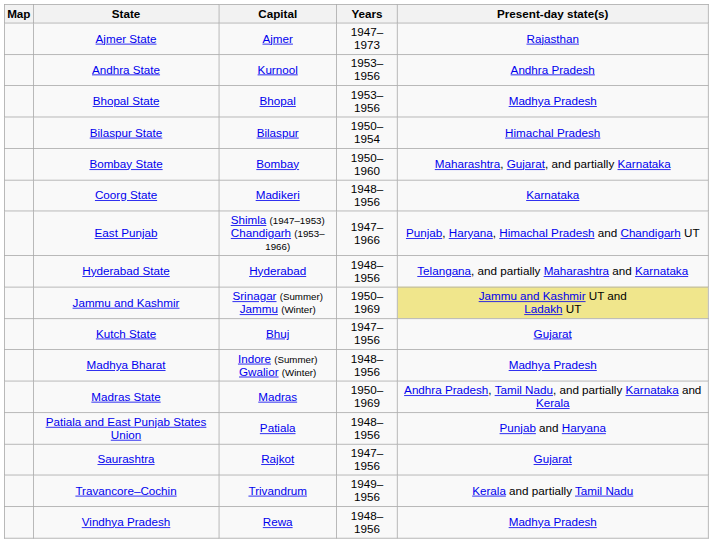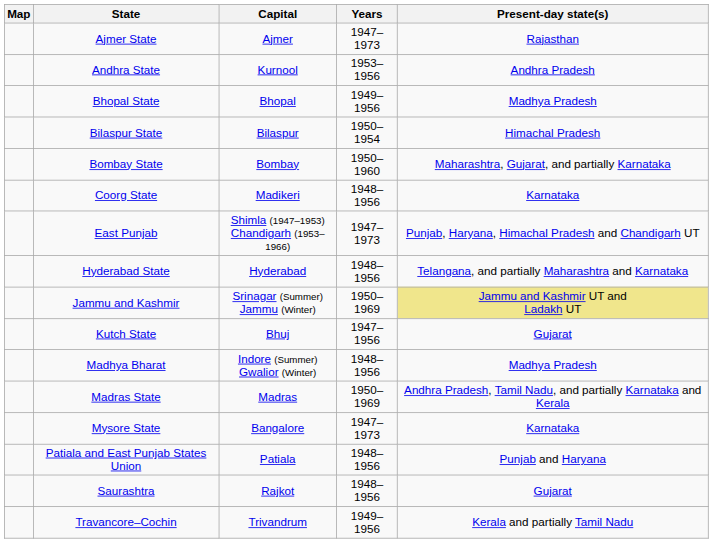(367, 102) 1953–1956 -> (367, 102) 1949–1956
(367, 234) 1947–1966 -> (367, 234) 1947–1973
+ row: (126, 429)
(367, 460) 1947–1956 -> (367, 491) 1948–1956
- row: (126, 523)
